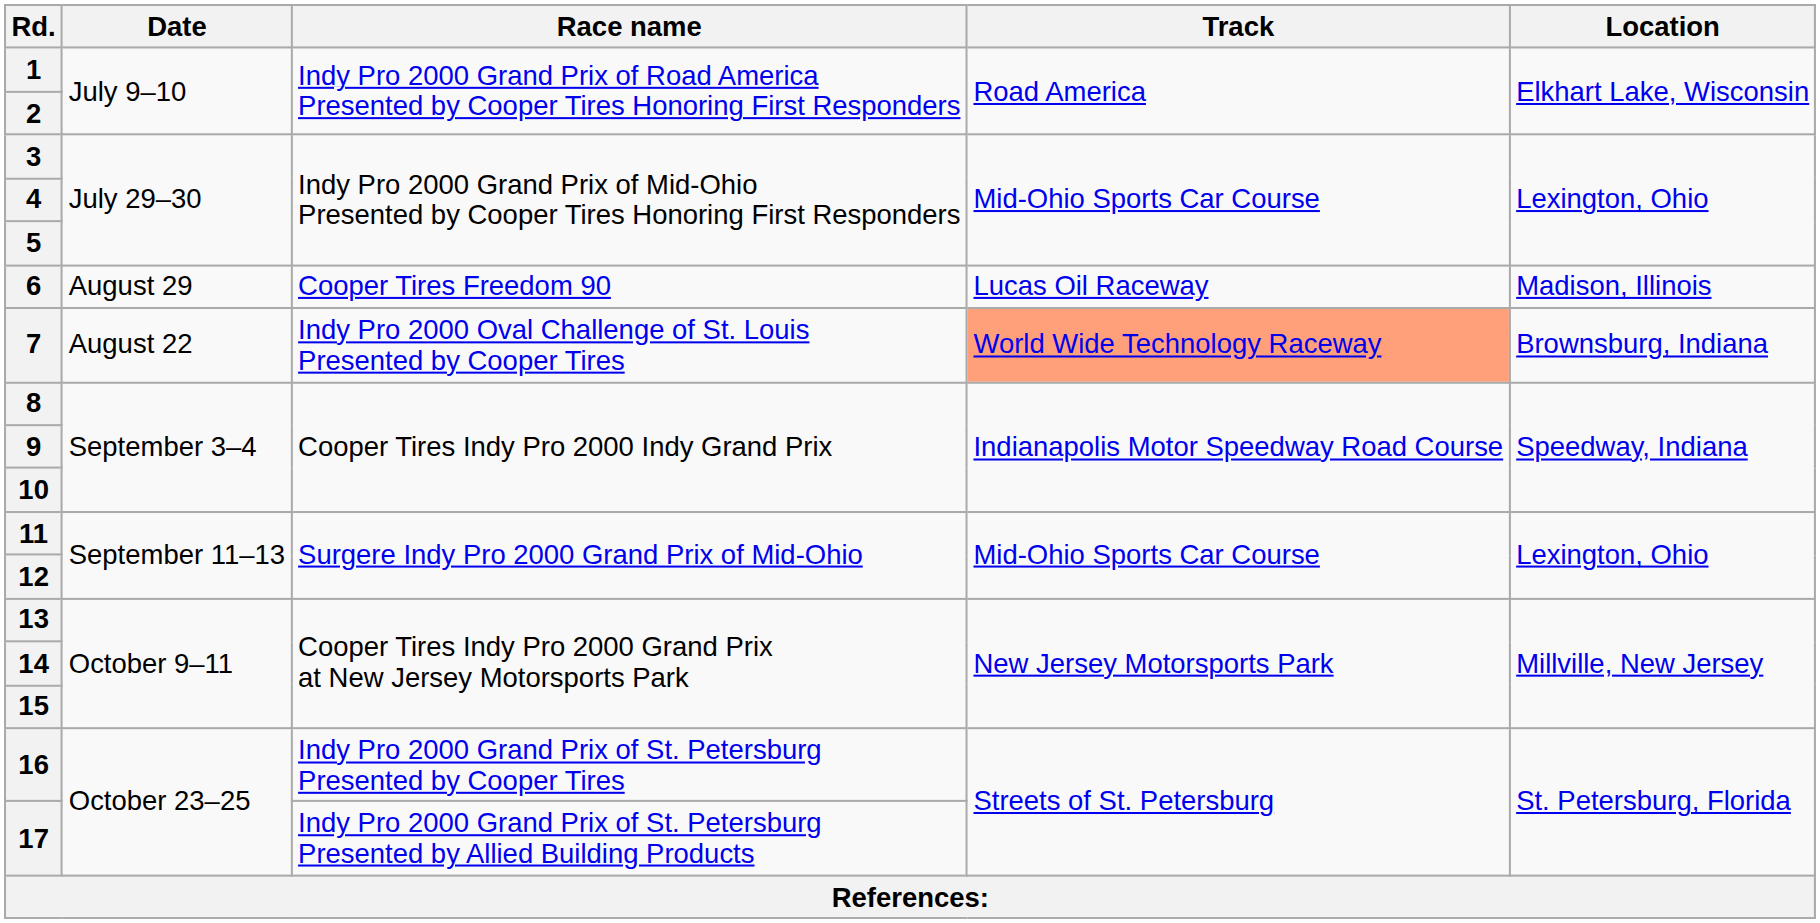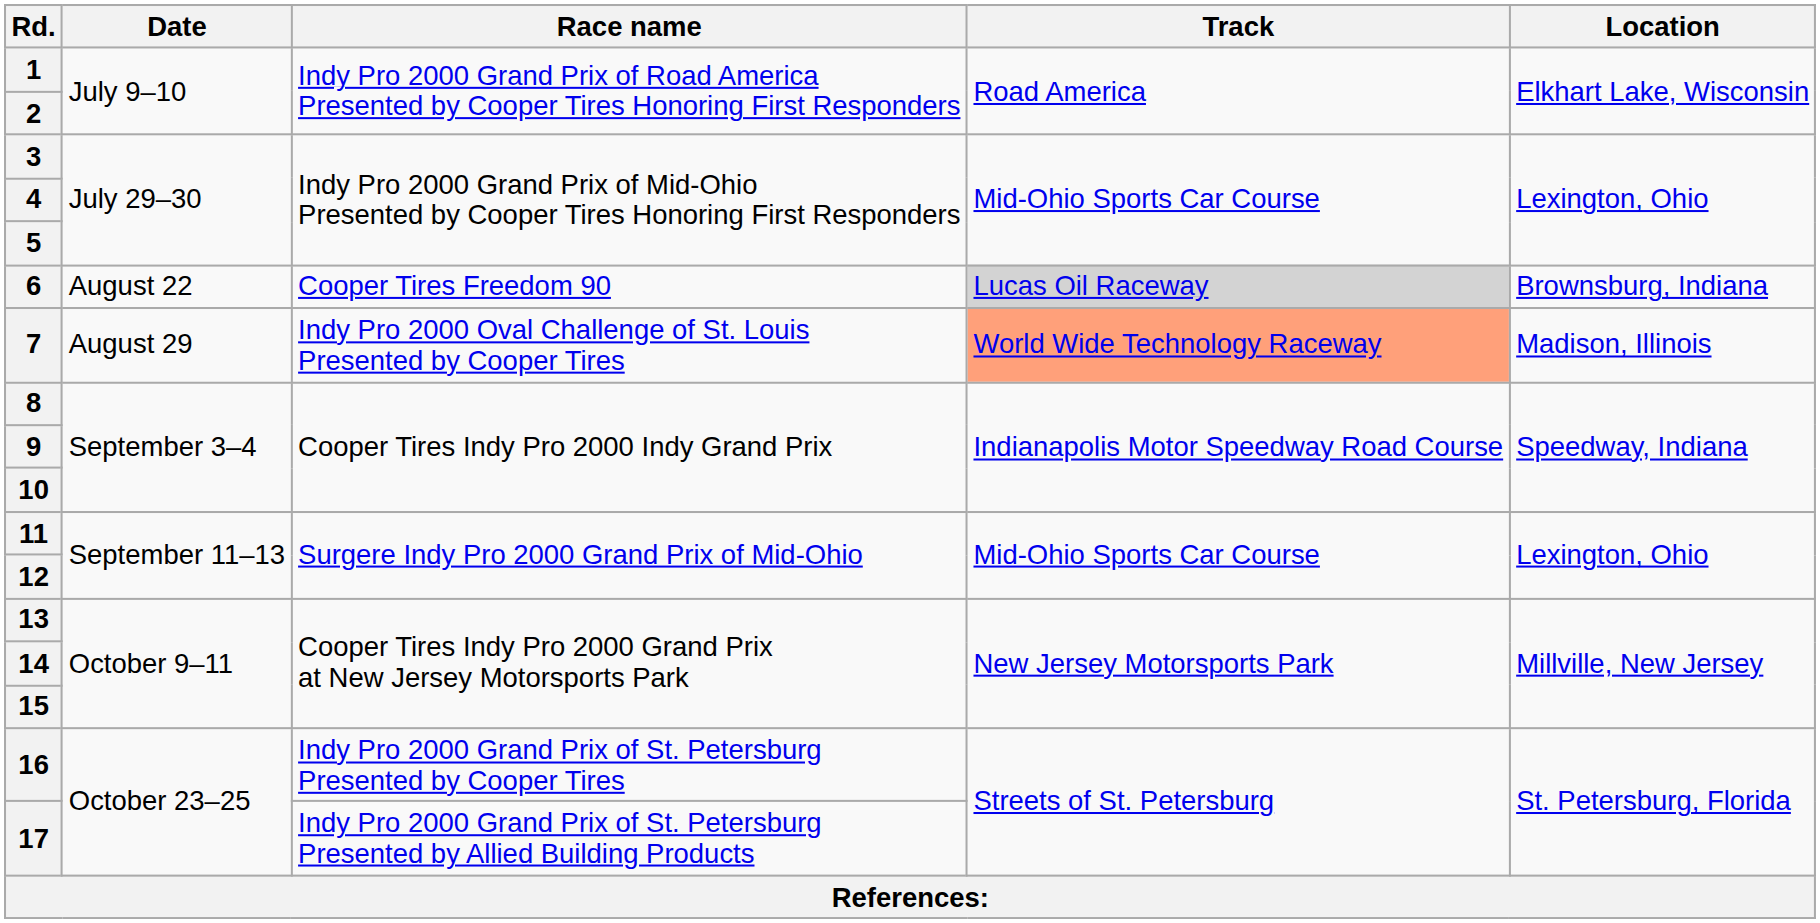(131, 286) August 29 -> (131, 286) August 22
(1091, 286) no background -> (1091, 286) lightgrey background
(1614, 286) Madison, Illinois -> (1642, 286) Brownsburg, Indiana
(131, 345) August 22 -> (131, 345) August 29
(1642, 345) Brownsburg, Indiana -> (1614, 345) Madison, Illinois
